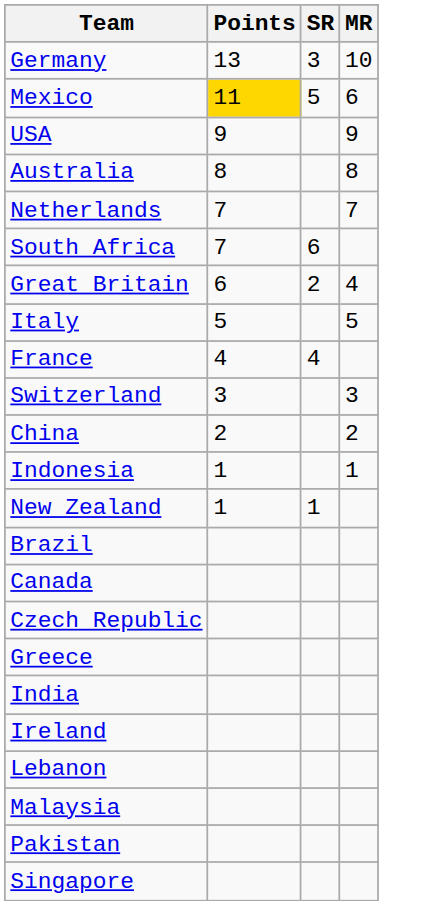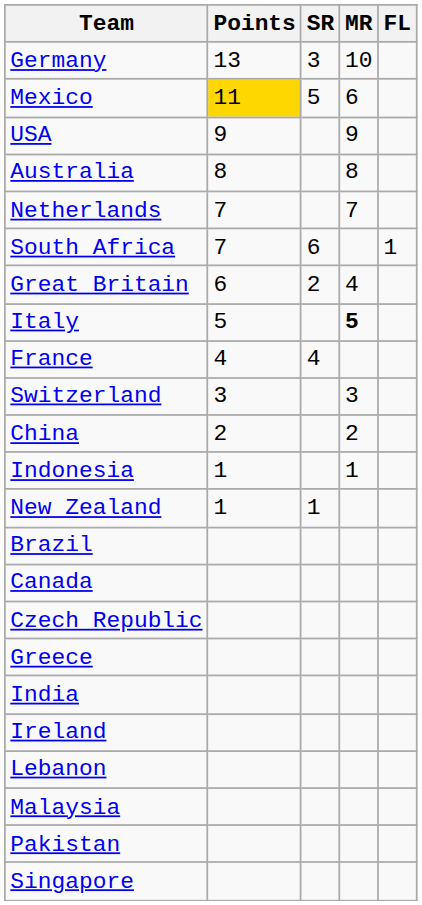+ column: (397, 24)
(352, 322) normal -> (352, 322) bold
